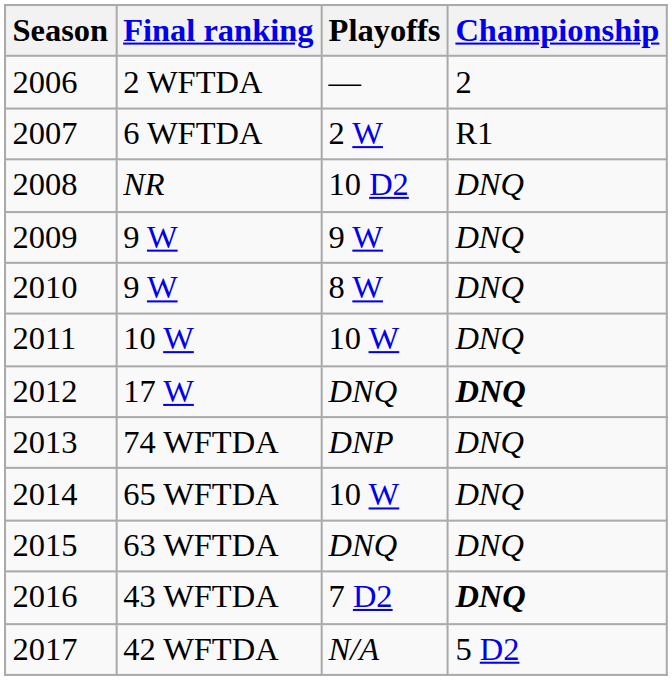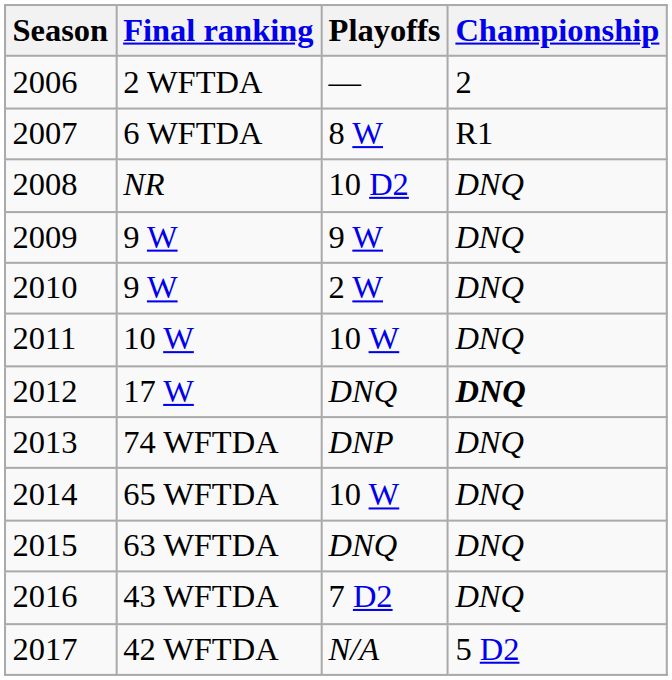(356, 133) 2 W -> (356, 133) 8 W
(356, 287) 8 W -> (356, 287) 2 W
(491, 596) bold -> (490, 596) normal
